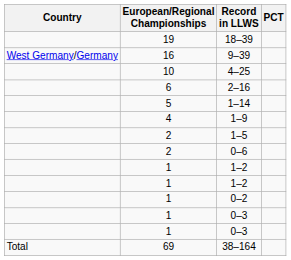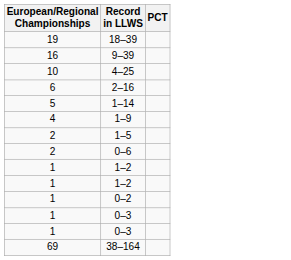- column: (62, 18)
